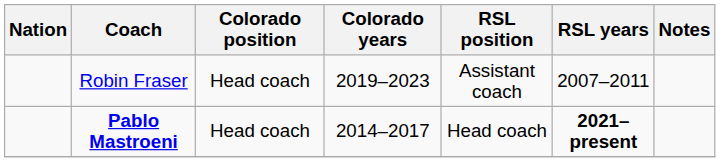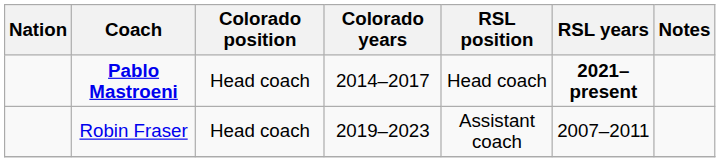rows swapped: (134, 80) <-> (134, 131)
